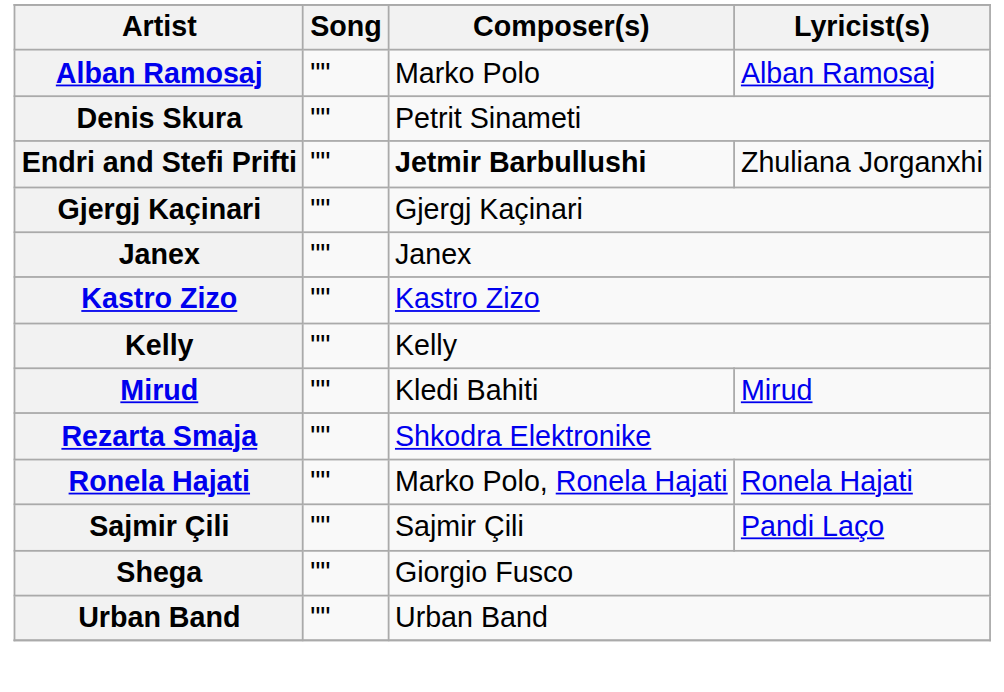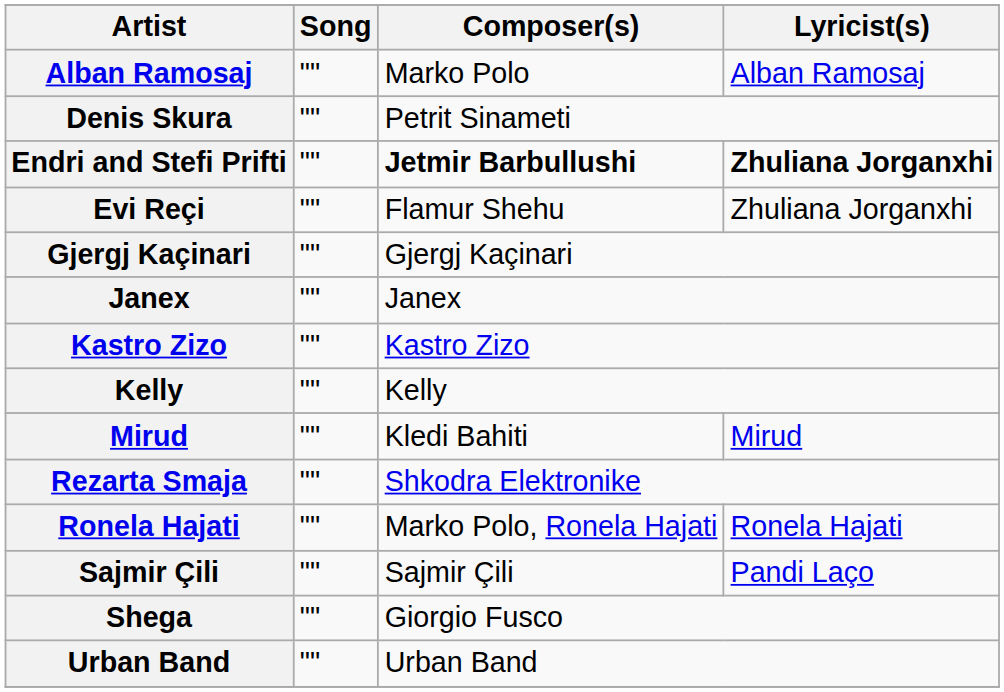(862, 163) normal -> (862, 163) bold
+ row: (149, 208)
